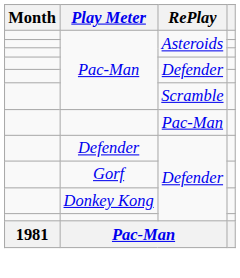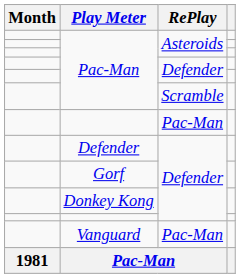+ row: (109, 234)
